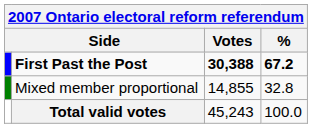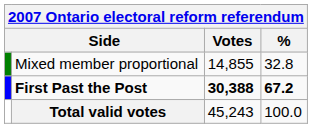rows swapped: (81, 64) <-> (107, 88)
